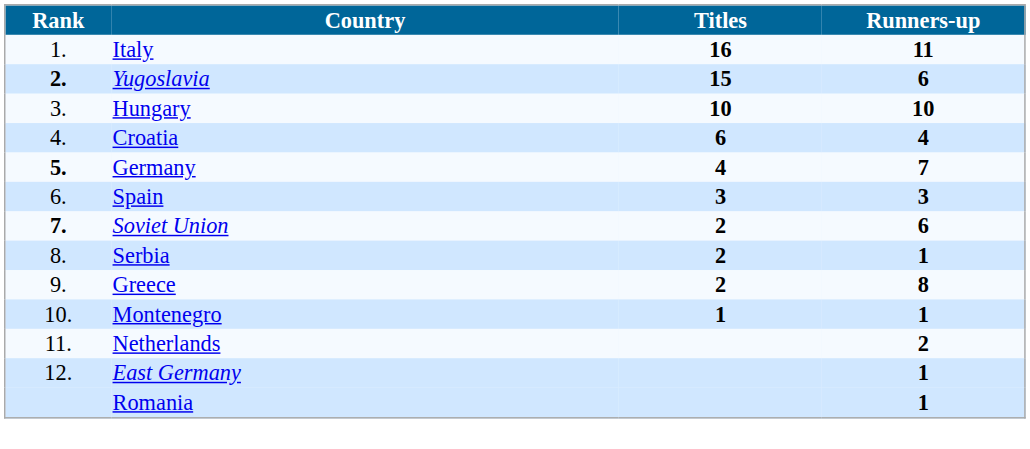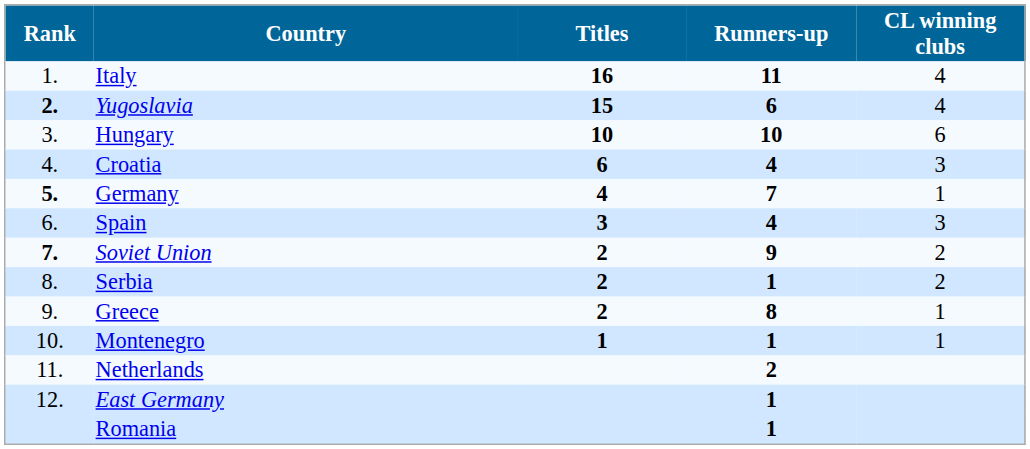+ column: (940, 33)
(923, 196) 3 -> (771, 222) 4
(923, 225) 6 -> (771, 252) 9
